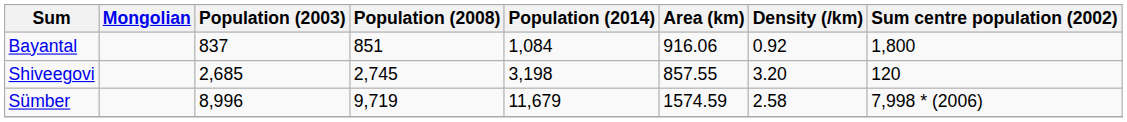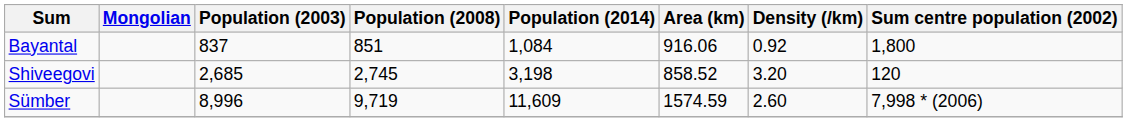(690, 74) 857.55 -> (690, 74) 858.52
(535, 102) 11,679 -> (535, 102) 11,609
(770, 102) 2.58 -> (770, 102) 2.60
